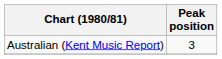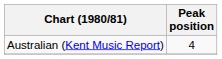(192, 44) 3 -> (192, 44) 4
